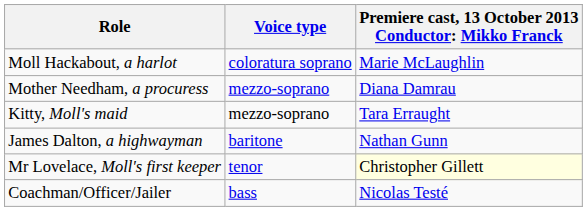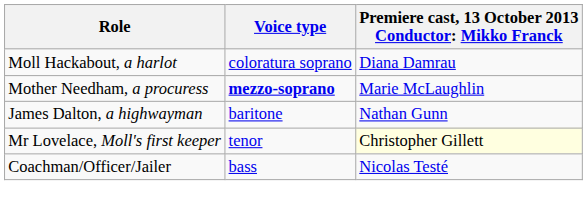(422, 62) Marie McLaughlin -> (408, 62) Diana Damrau
(279, 88) normal -> (282, 88) bold
(408, 88) Diana Damrau -> (422, 88) Marie McLaughlin
- row: (68, 114)
